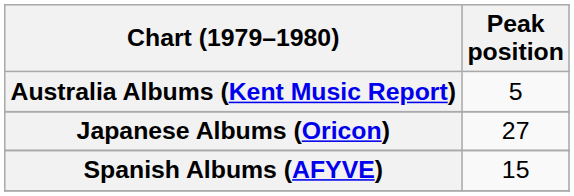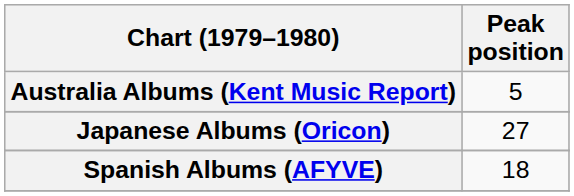(516, 170) 15 -> (516, 170) 18
